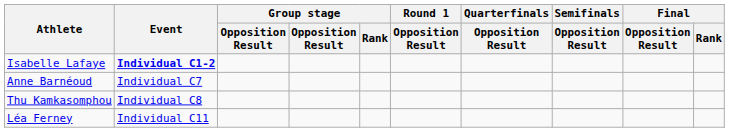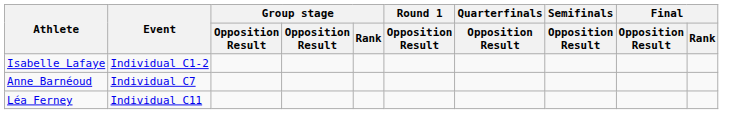(166, 63) bold -> (160, 63) normal
- row: (59, 99)
